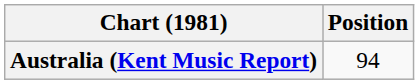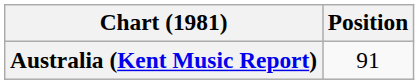(368, 60) 94 -> (368, 60) 91
